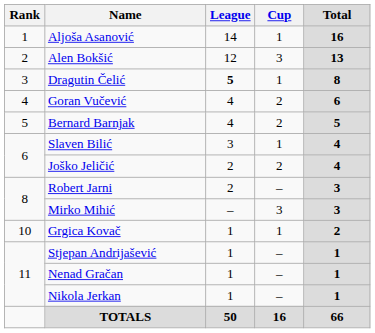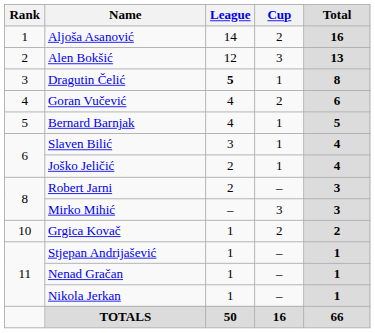(279, 37) 1 -> (279, 37) 2
(279, 123) 2 -> (279, 123) 1
(279, 166) 2 -> (279, 166) 1
(279, 231) 1 -> (279, 231) 2
